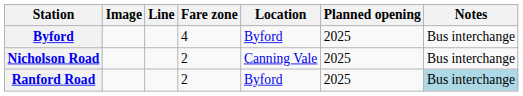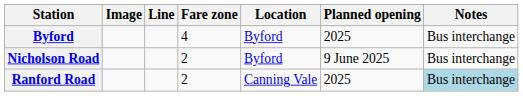(281, 58) Canning Vale -> (263, 58) Byford
(337, 58) 2025 -> (356, 58) 9 June 2025
(263, 79) Byford -> (281, 79) Canning Vale
